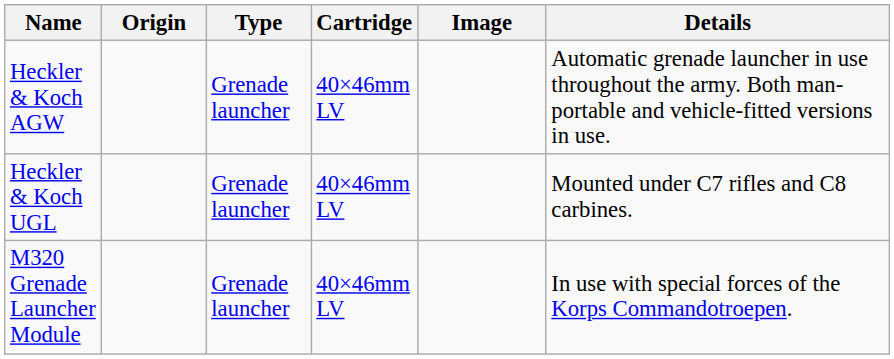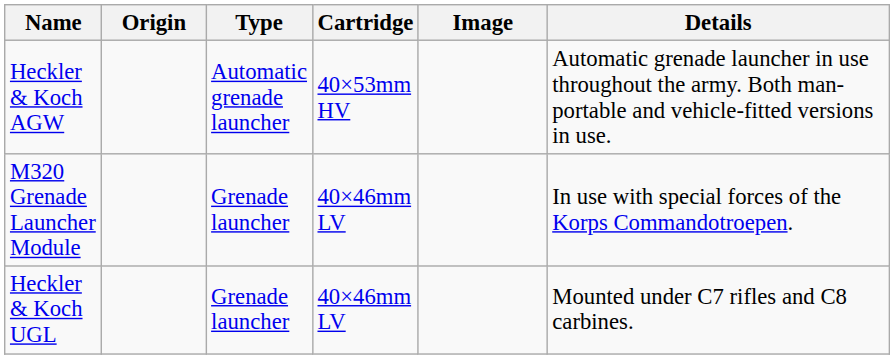(250, 96) Grenade launcher -> (259, 96) Automatic grenade launcher
(363, 96) 40×46mm LV -> (364, 96) 40×53mm HV
rows swapped: (46, 196) <-> (53, 296)
